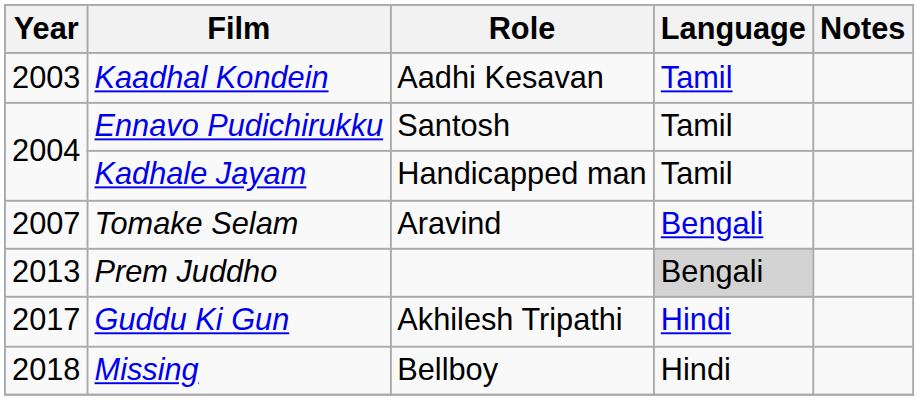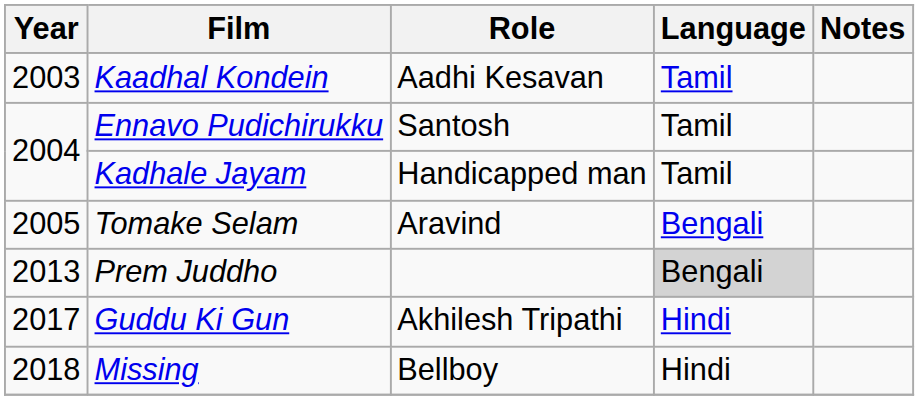(46, 223) 2007 -> (46, 223) 2005
